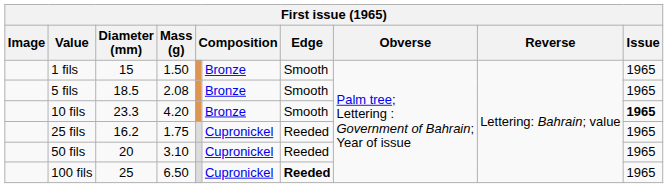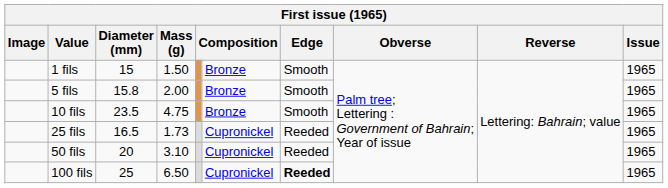(126, 91) 18.5 -> (126, 91) 15.8
(176, 91) 2.08 -> (176, 91) 2.00
(126, 111) 23.3 -> (126, 111) 23.5
(176, 111) 4.20 -> (176, 111) 4.75
(641, 111) bold -> (641, 111) normal
(126, 131) 16.2 -> (126, 131) 16.5
(176, 131) 1.75 -> (176, 131) 1.73
